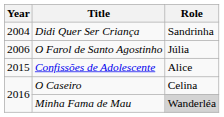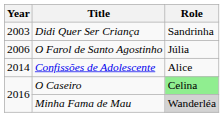(18, 31) 2004 -> (18, 31) 2003
(18, 67) 2015 -> (18, 67) 2014
(182, 85) no background -> (182, 85) lightgreen background
